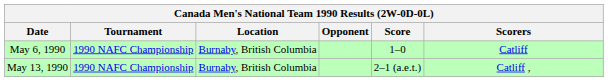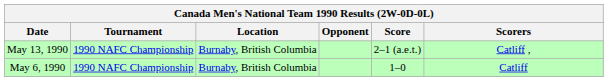rows swapped: (37, 50) <-> (37, 68)
